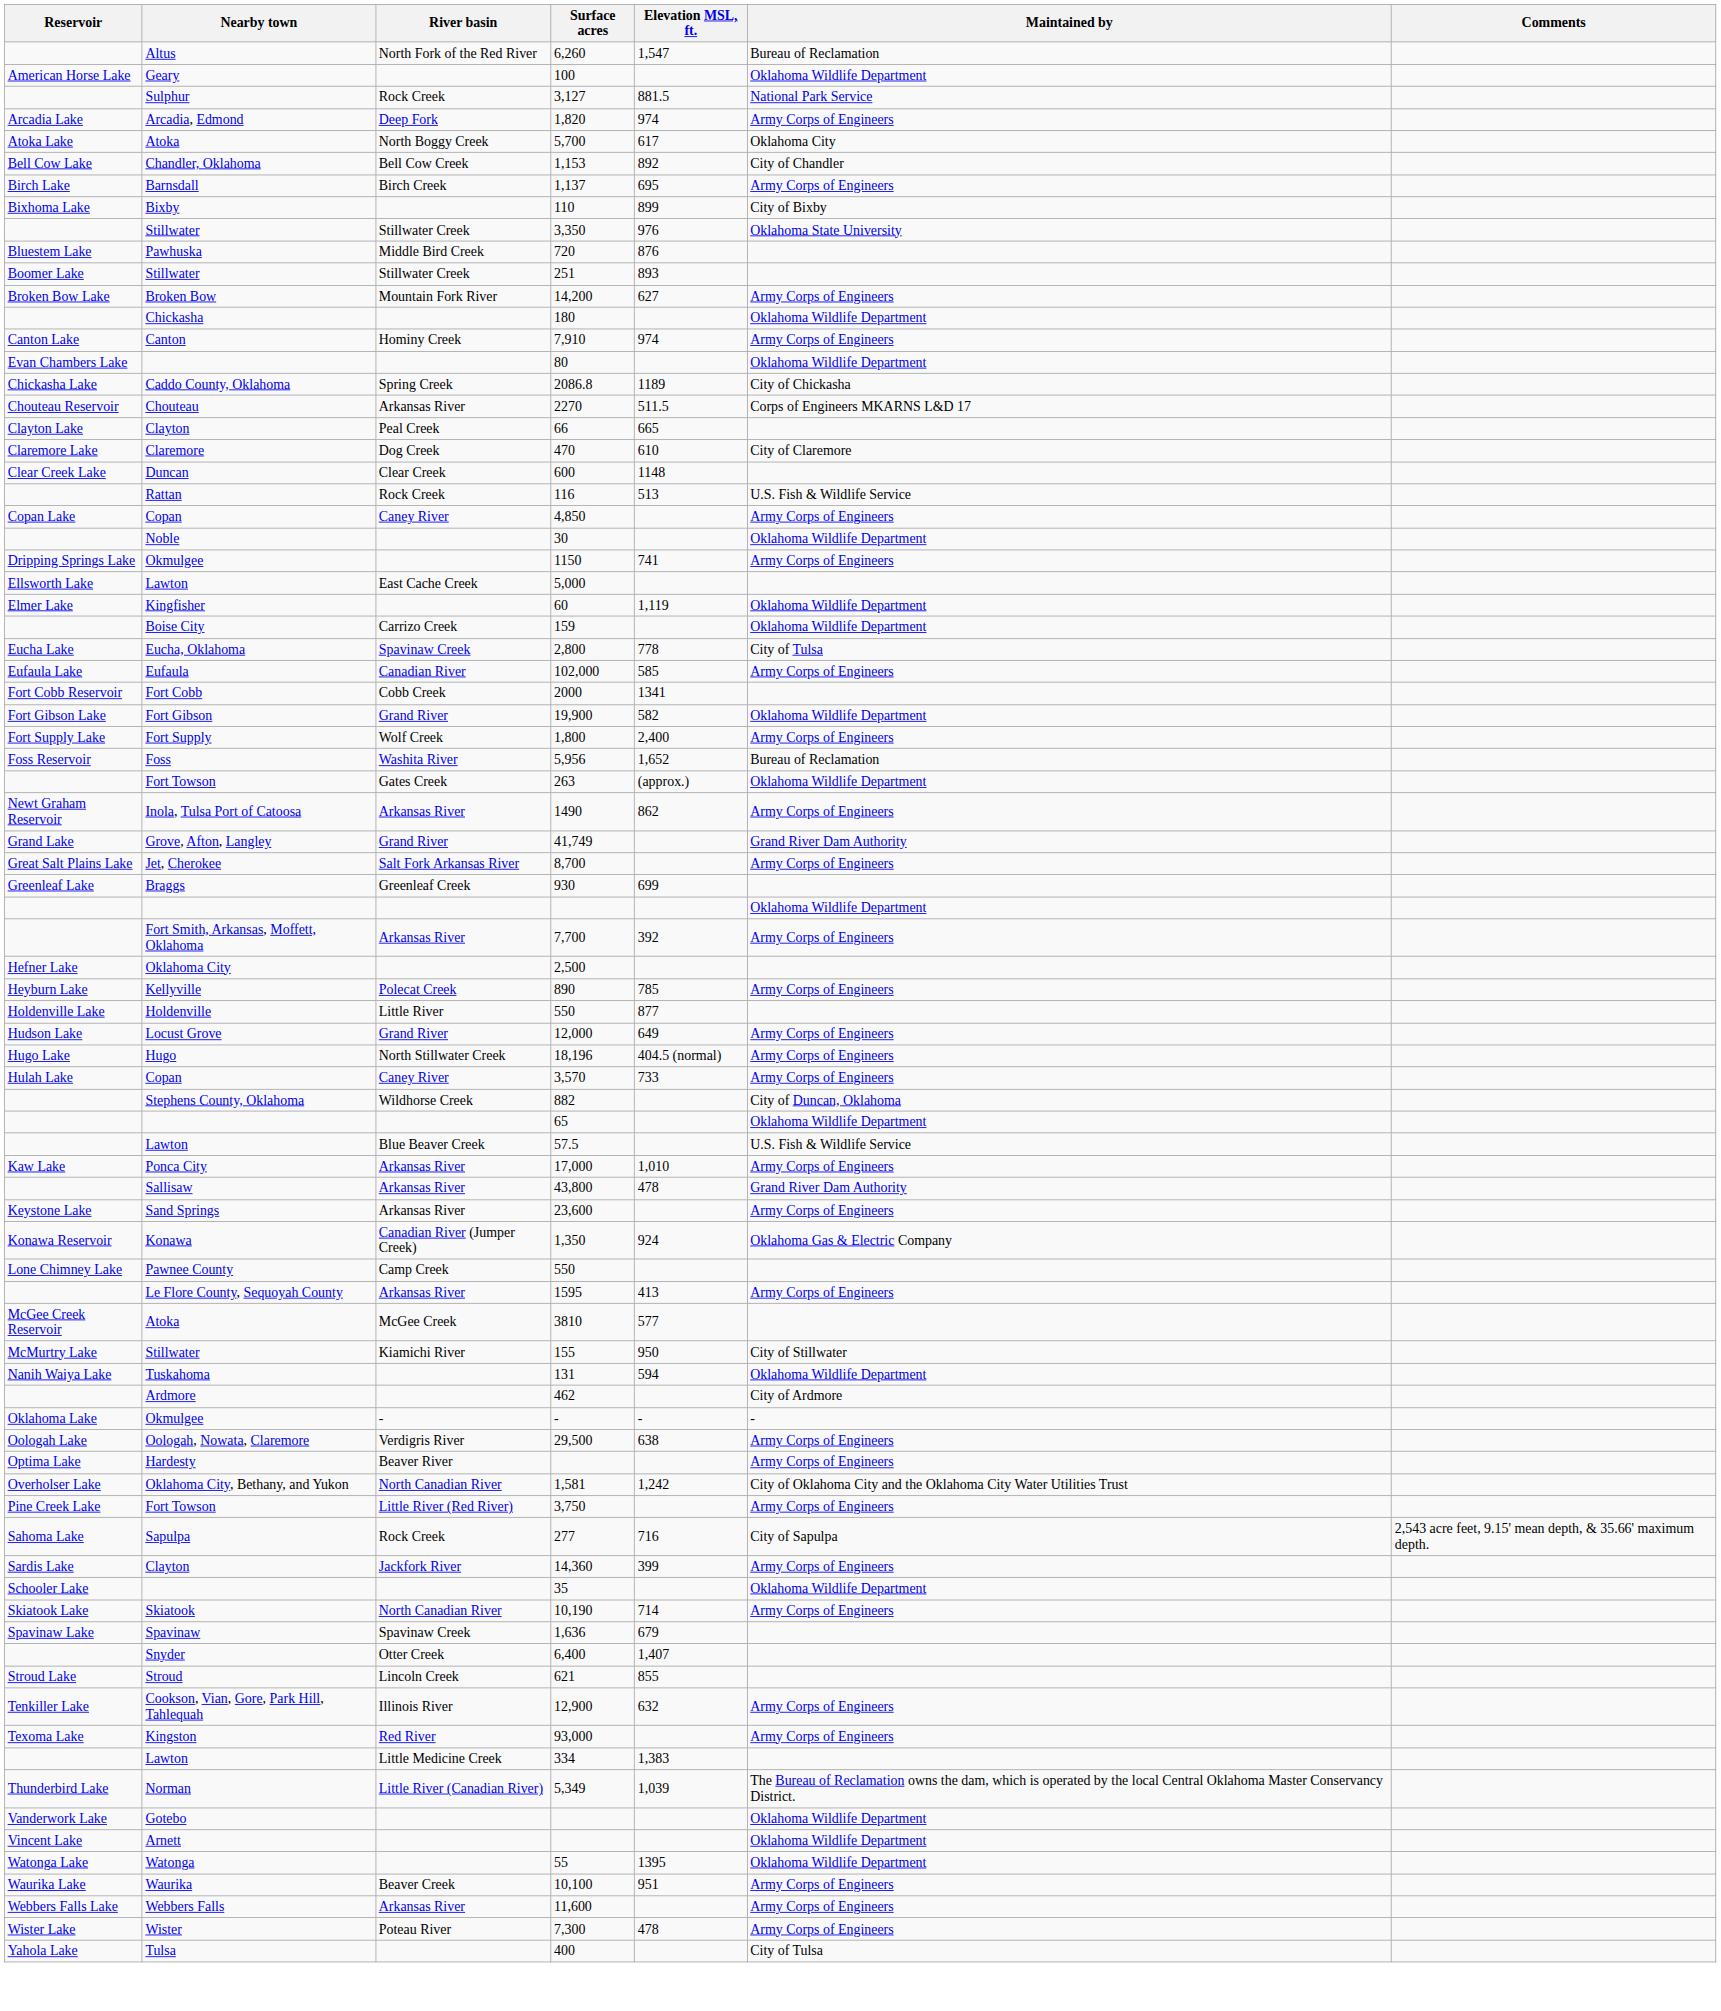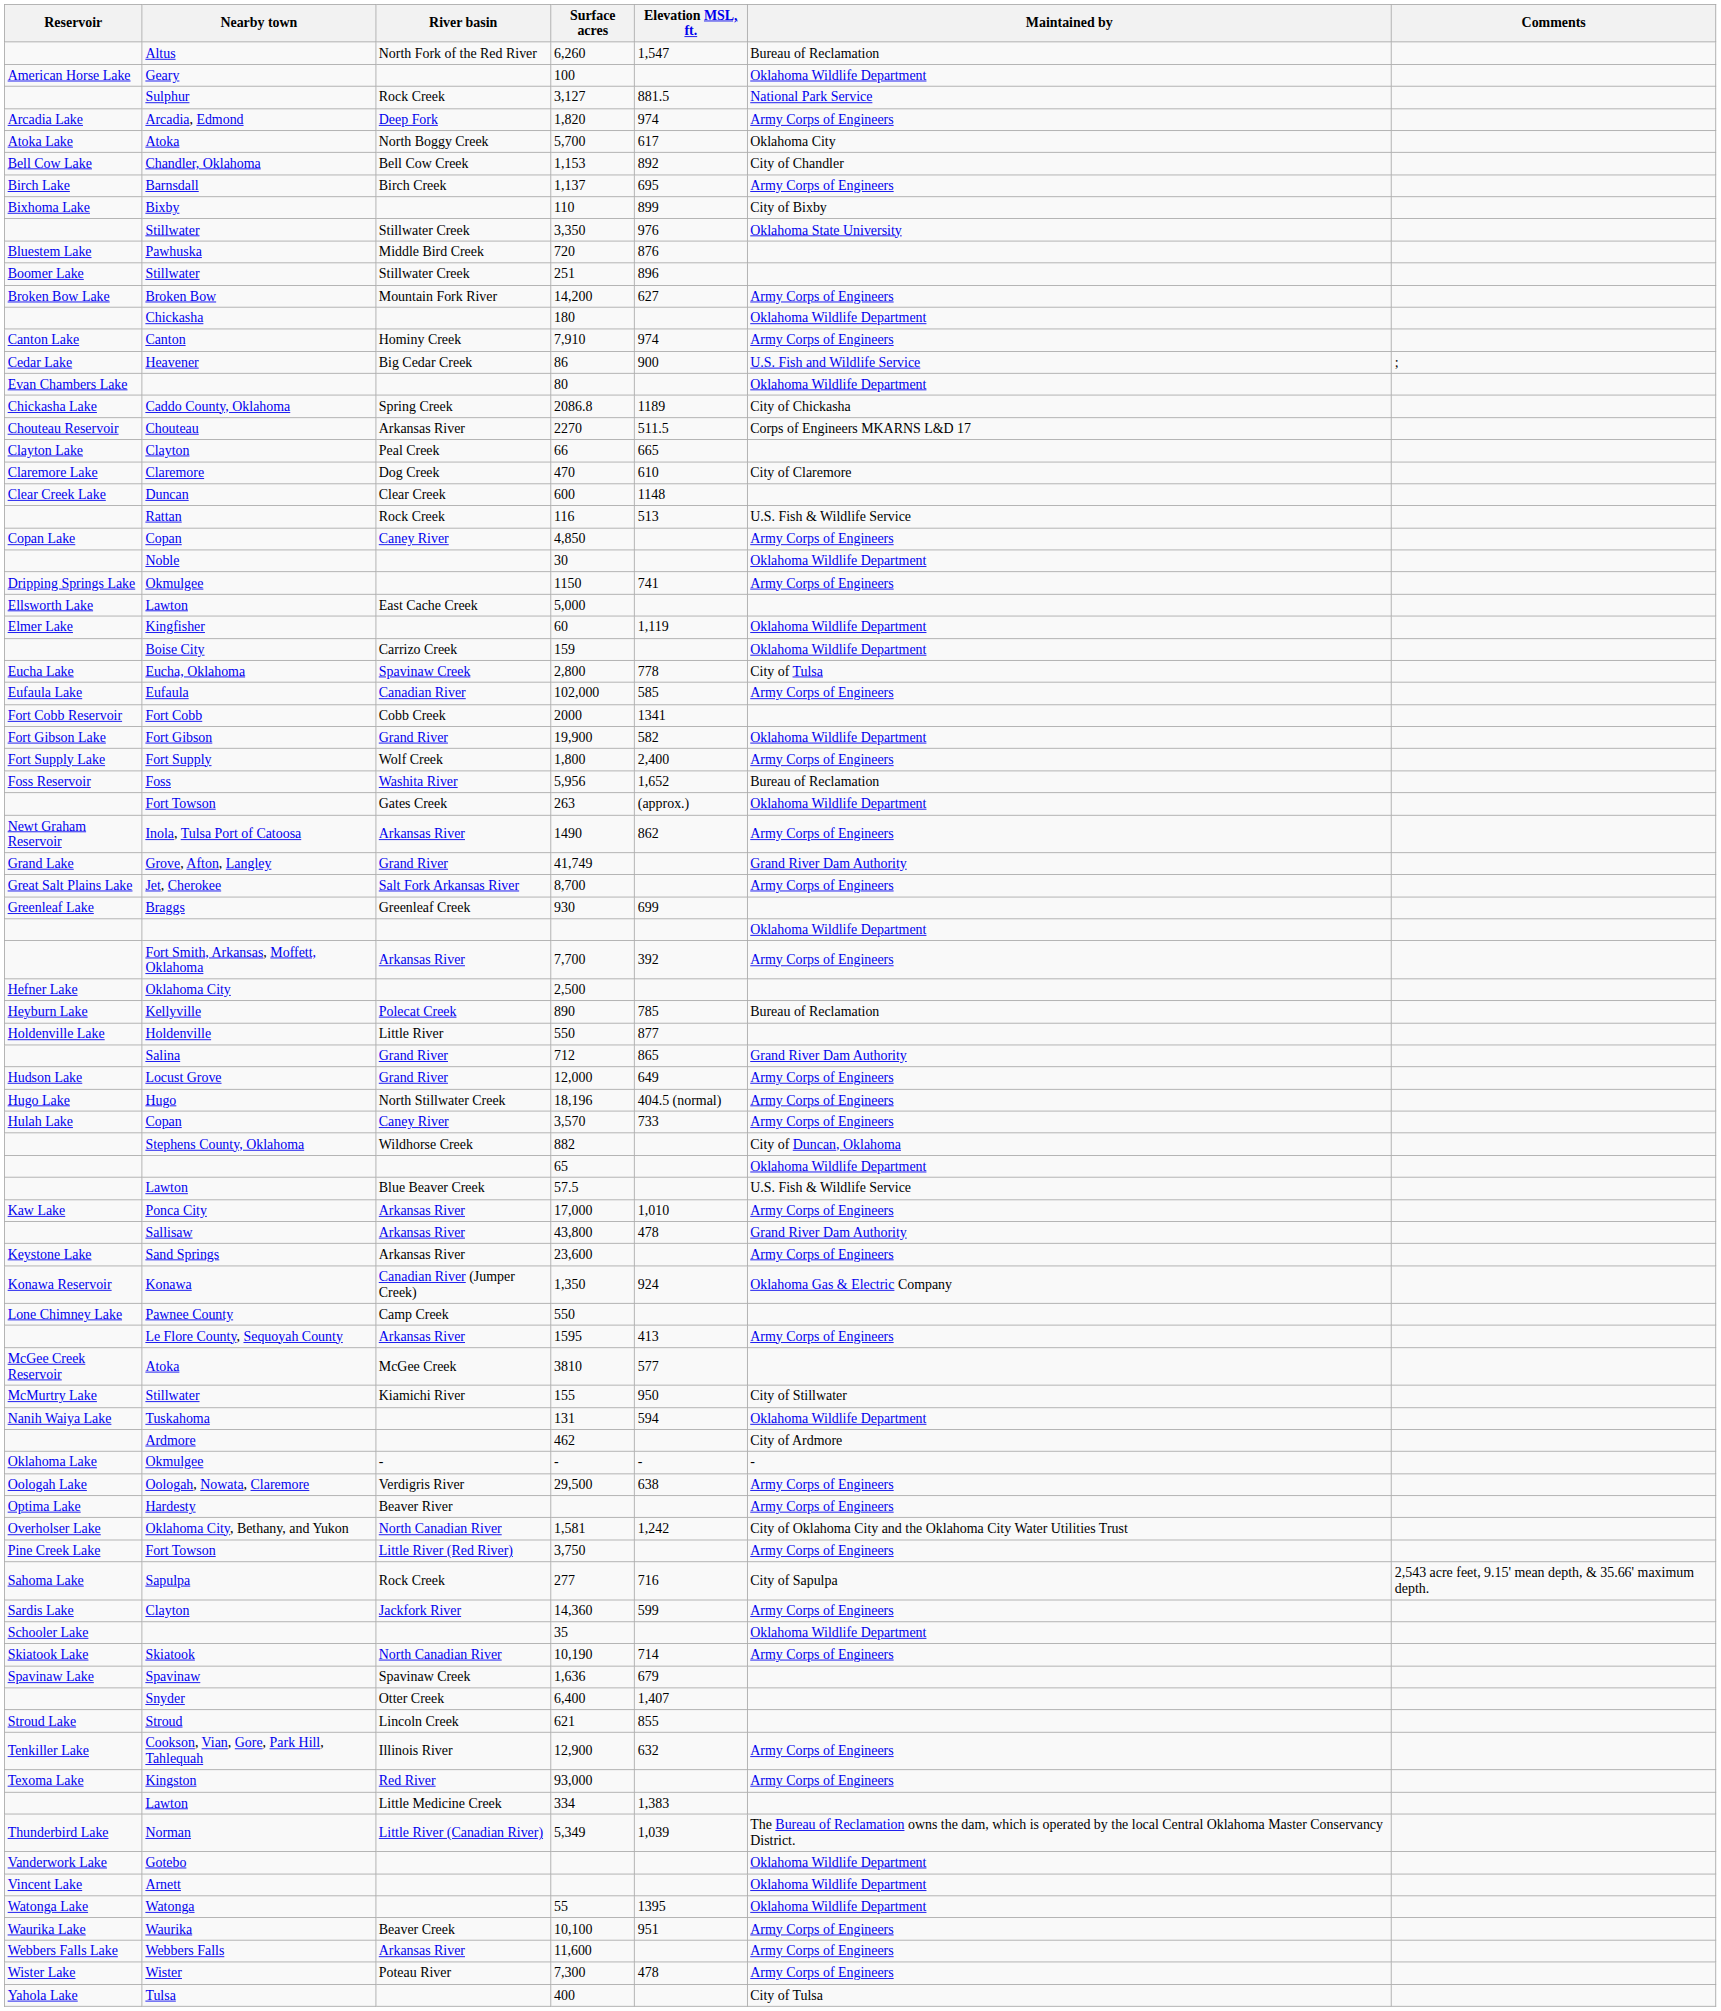(648, 274) 893 -> (648, 274) 896
+ row: (172, 362)
(822, 989) Army Corps of Engineers -> (815, 1011) Bureau of Reclamation
+ row: (163, 1055)
(648, 1566) 399 -> (648, 1610) 599
